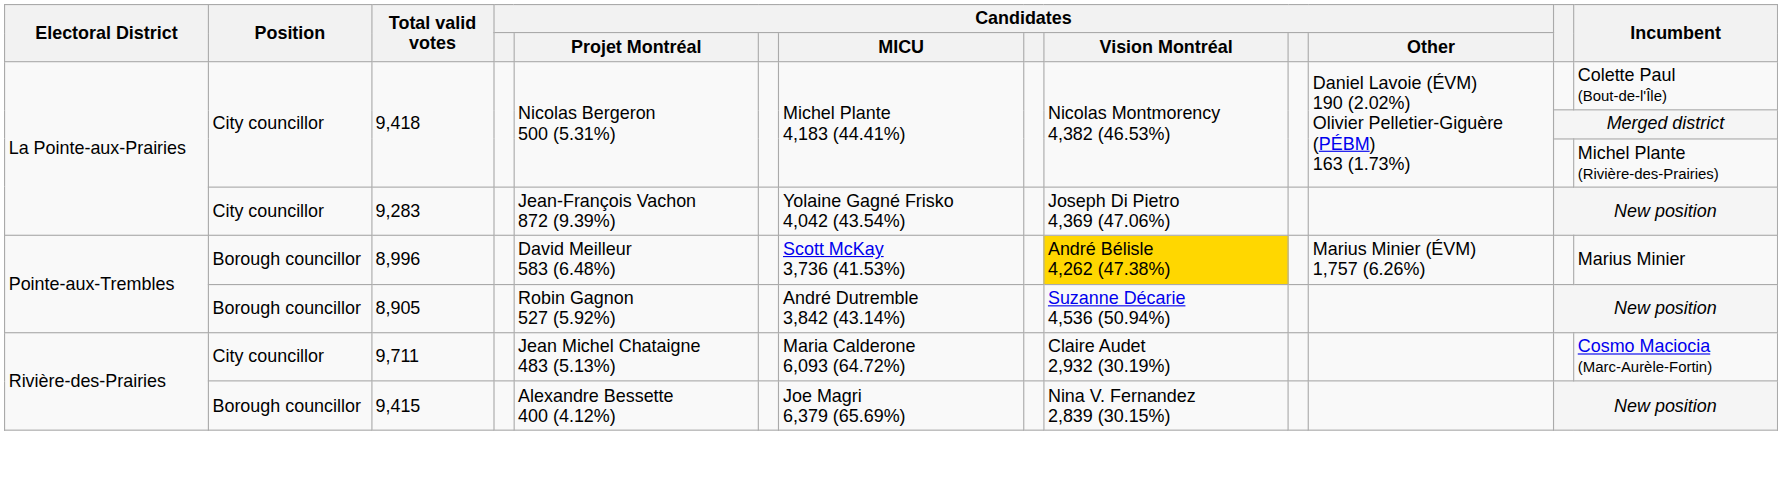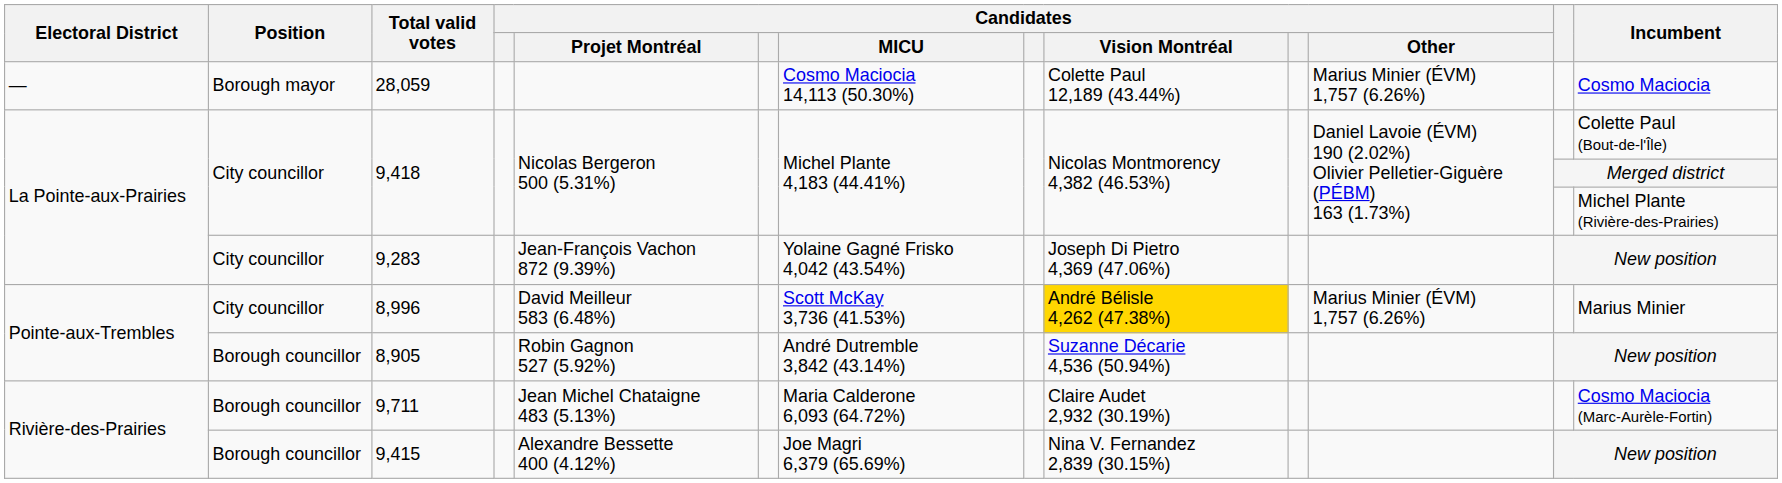+ row: (18, 85)
(287, 259) Borough councillor -> (268, 308) City councillor
(268, 356) City councillor -> (287, 405) Borough councillor
